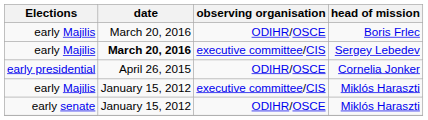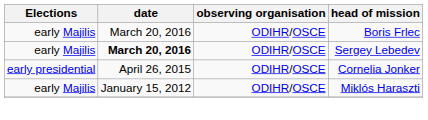(261, 50) executive committee/CIS -> (289, 50) ODIHR/OSCE
(261, 87) executive committee/CIS -> (289, 87) ODIHR/OSCE
- row: (64, 106)
